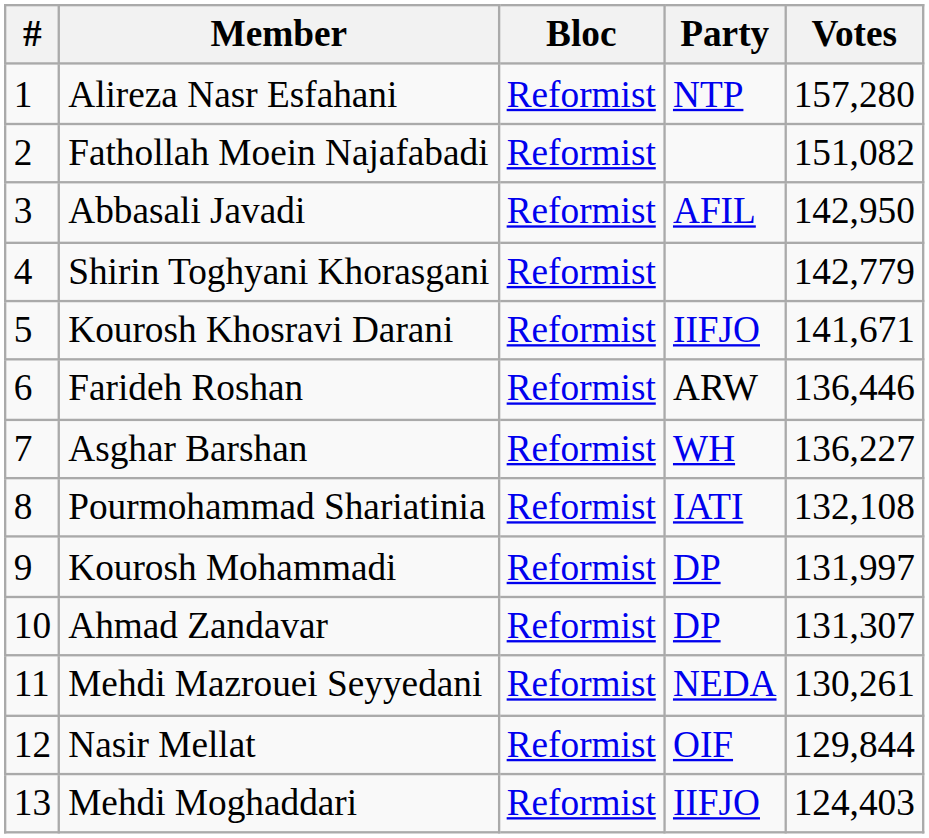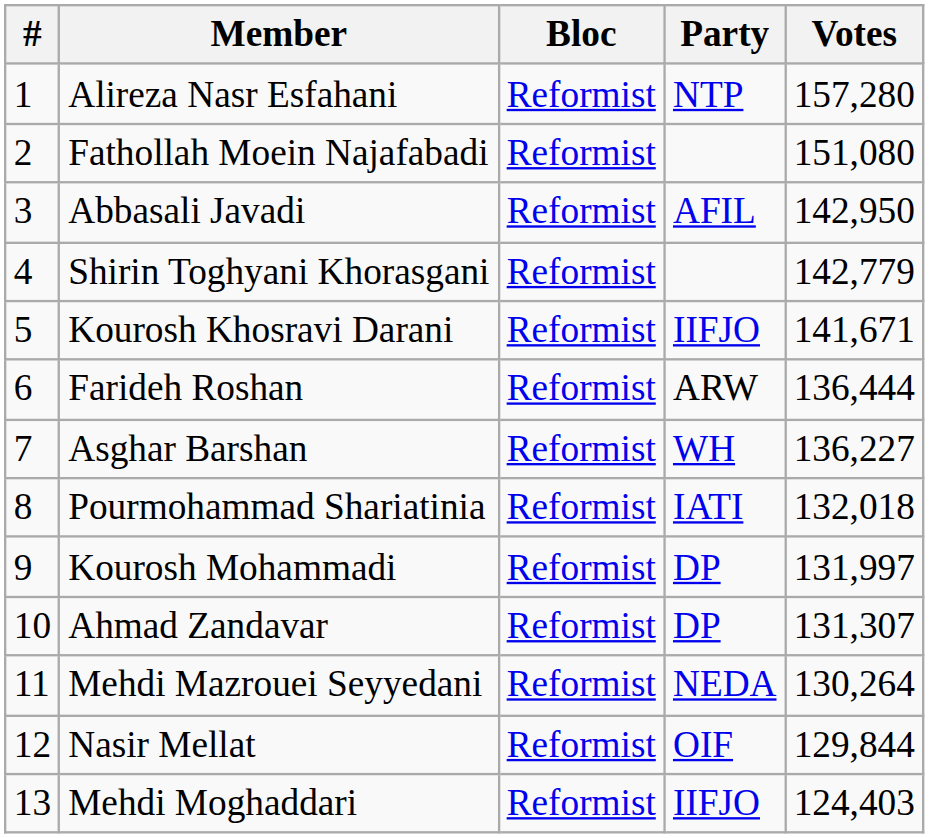(854, 152) 151,082 -> (854, 152) 151,080
(854, 388) 136,446 -> (854, 388) 136,444
(854, 507) 132,108 -> (854, 507) 132,018
(854, 684) 130,261 -> (854, 684) 130,264
